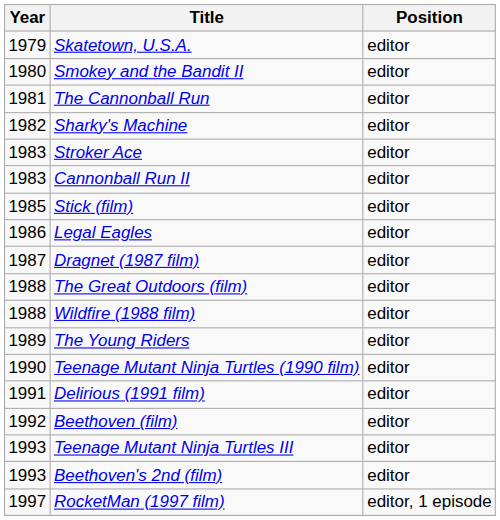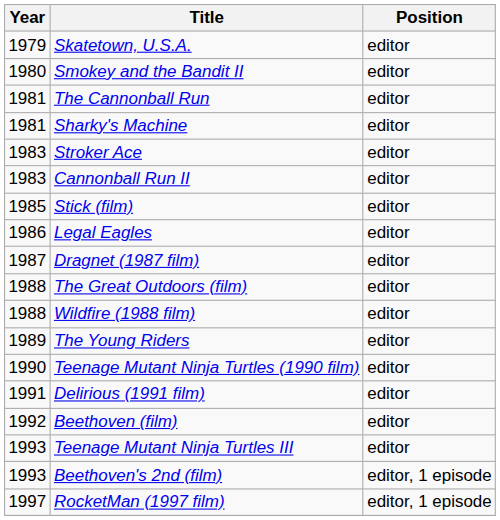(27, 125) 1982 -> (27, 125) 1981
(388, 475) editor -> (429, 475) editor, 1 episode
